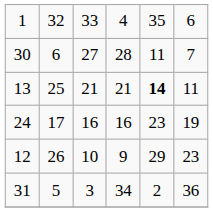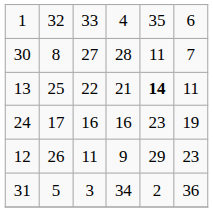(56, 55) 6 -> (56, 55) 8
(90, 88) 21 -> (90, 88) 22
(90, 156) 10 -> (90, 156) 11
